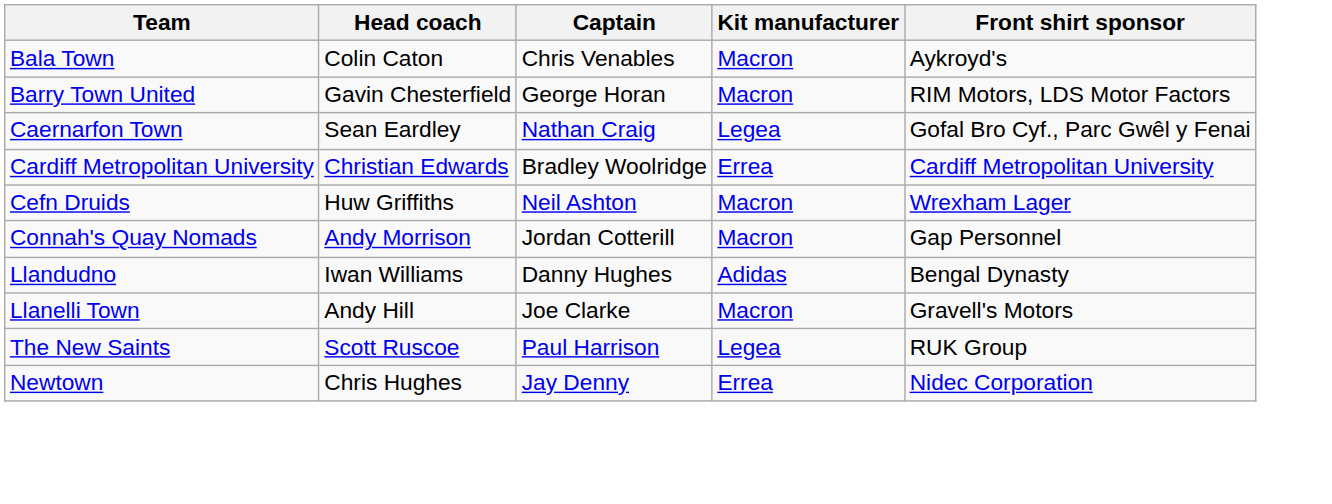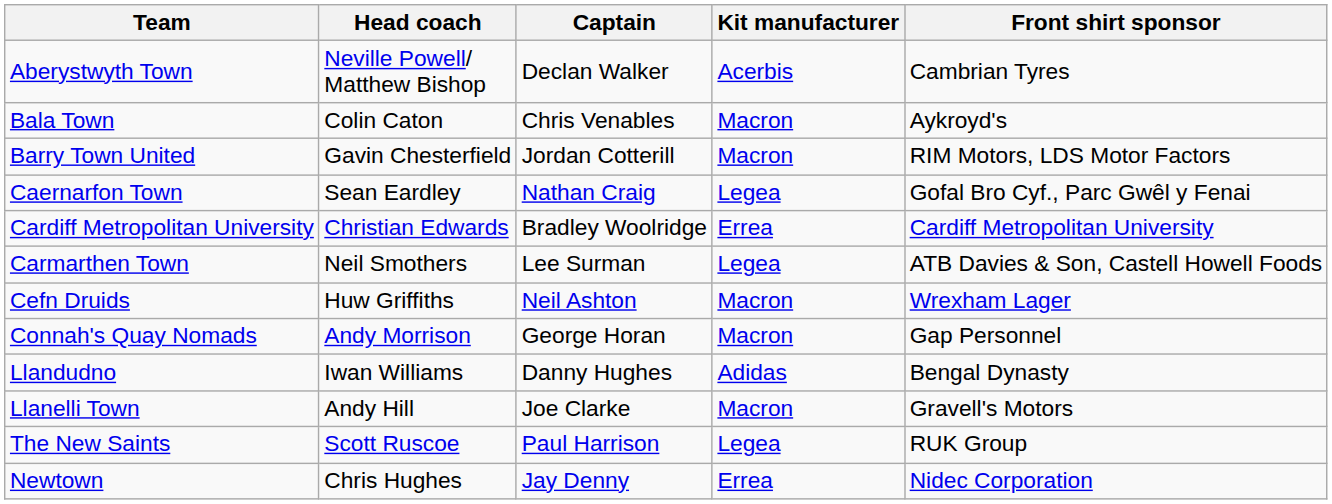+ row: (101, 71)
(594, 94) George Horan -> (598, 156) Jordan Cotterill
+ row: (99, 264)
(598, 238) Jordan Cotterill -> (594, 336) George Horan
